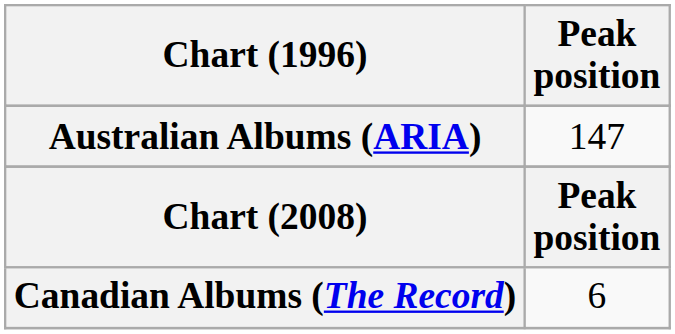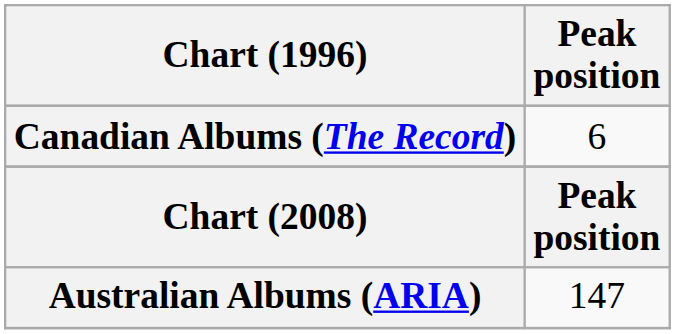rows swapped: (265, 296) <-> (265, 135)
